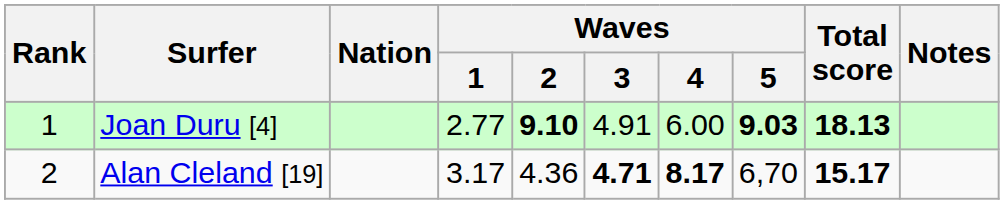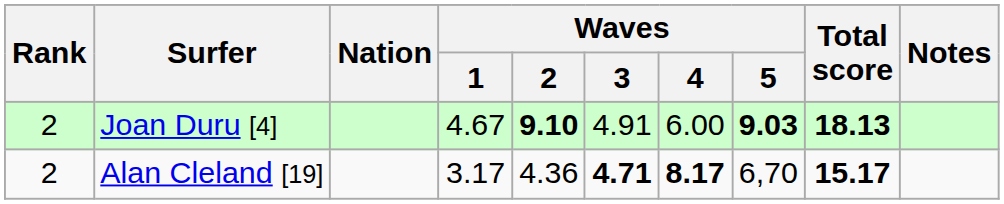(49, 125) 1 -> (49, 125) 2
(476, 125) 2.77 -> (476, 125) 4.67
